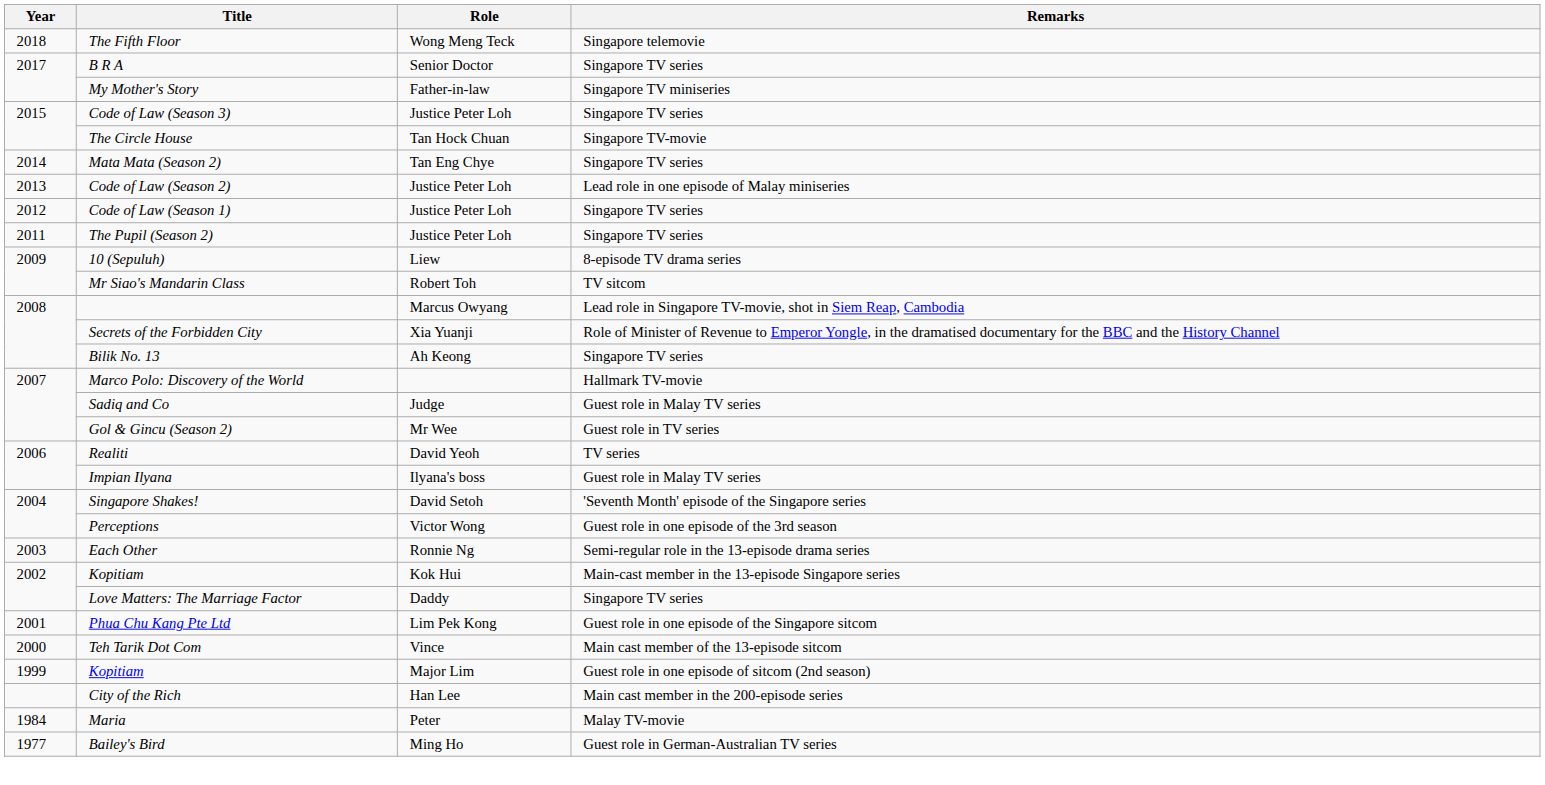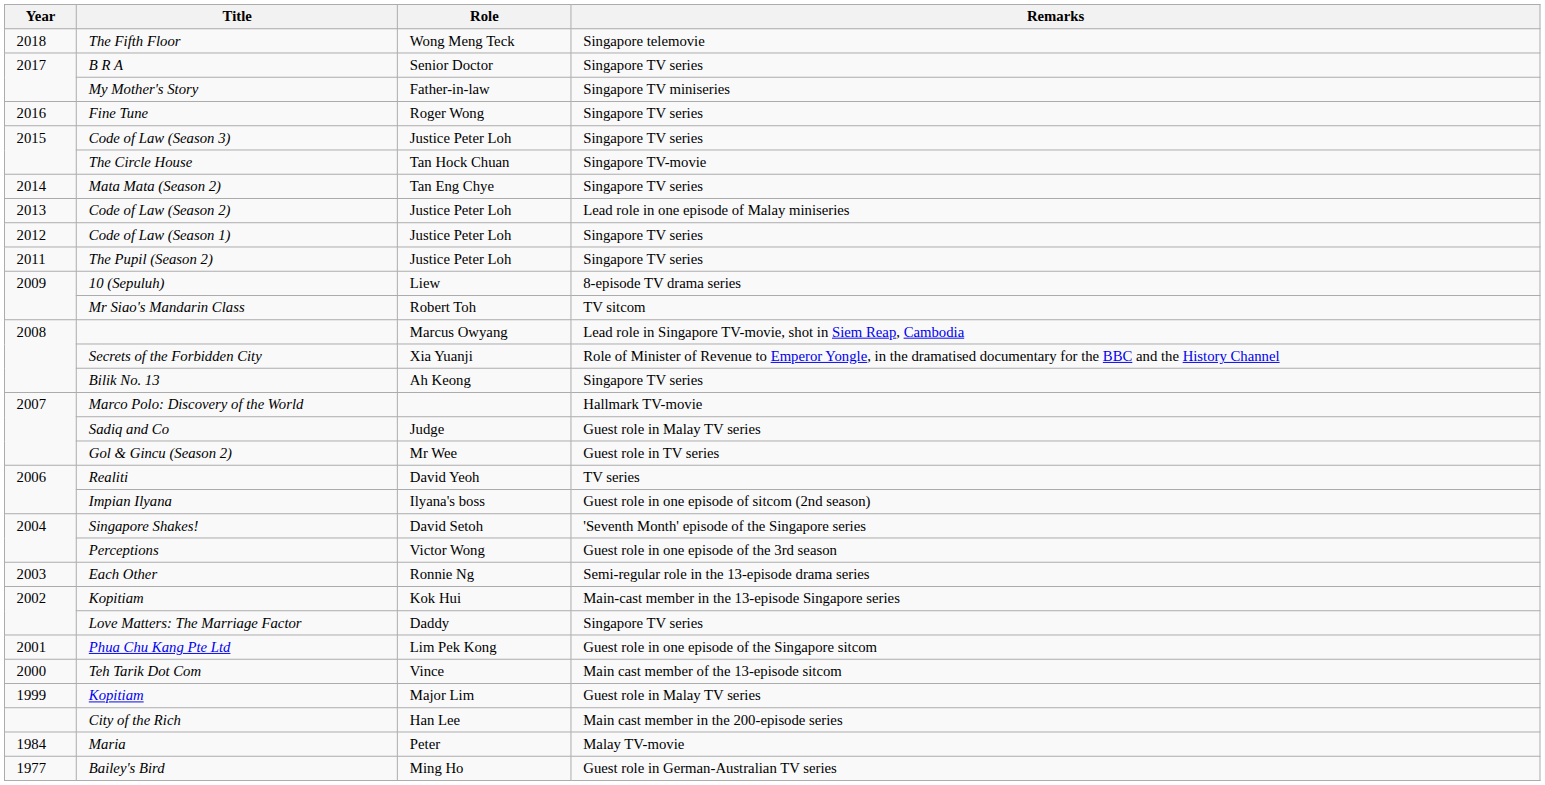+ row: (118, 113)
(672, 477) Guest role in Malay TV series -> (727, 501) Guest role in one episode of sitcom (2nd season)
(727, 671) Guest role in one episode of sitcom (2nd season) -> (672, 695) Guest role in Malay TV series
